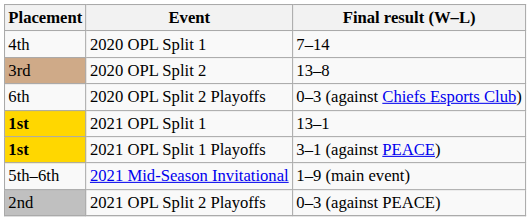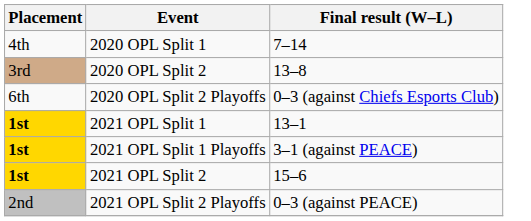- row: (189, 176)
+ row: (148, 176)
